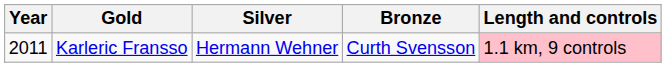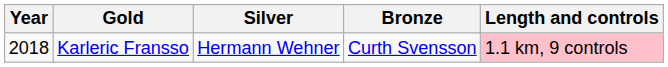(28, 47) 2011 -> (29, 47) 2018
